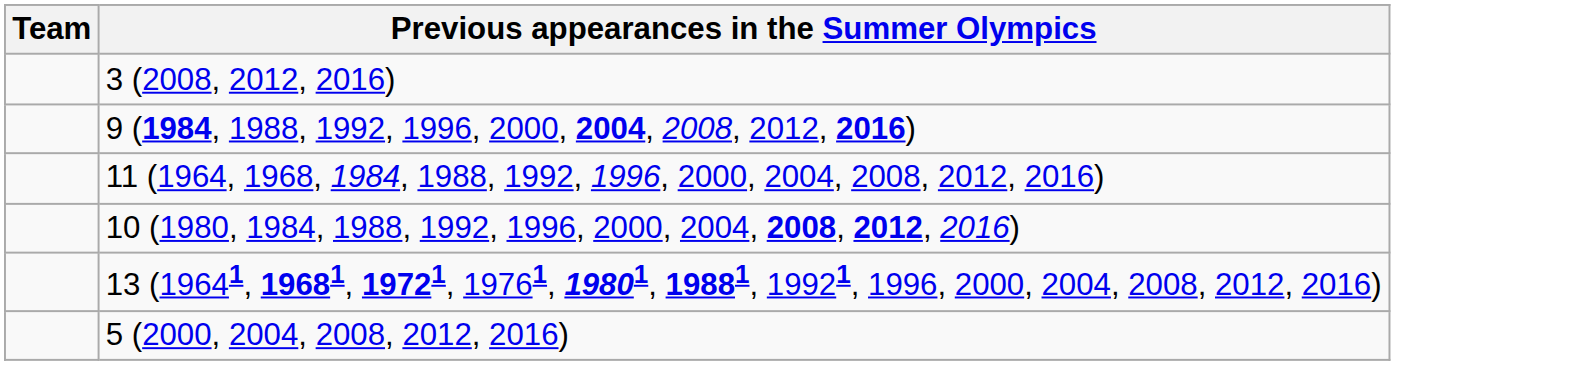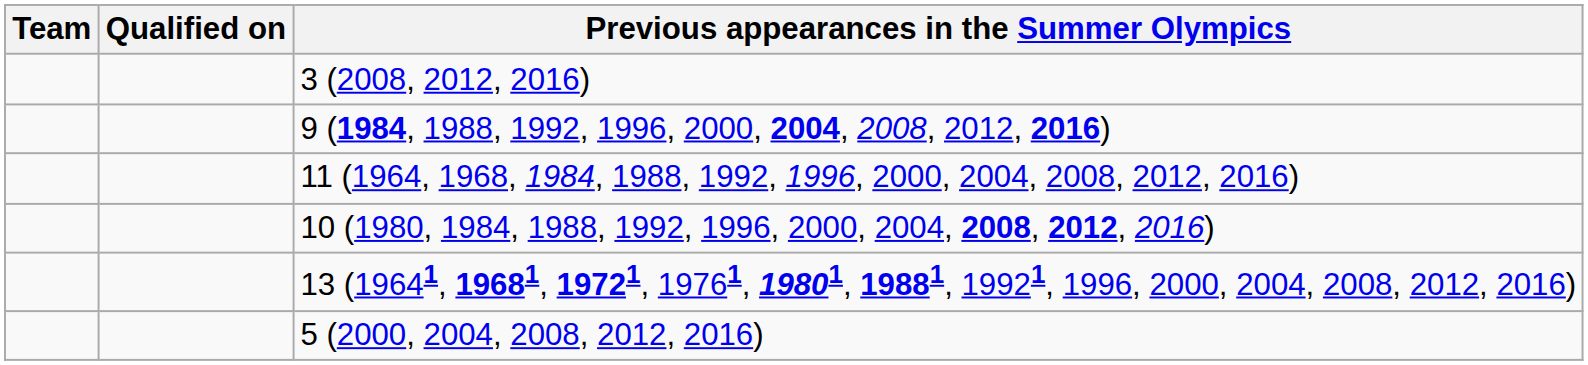+ column: (196, 29)
